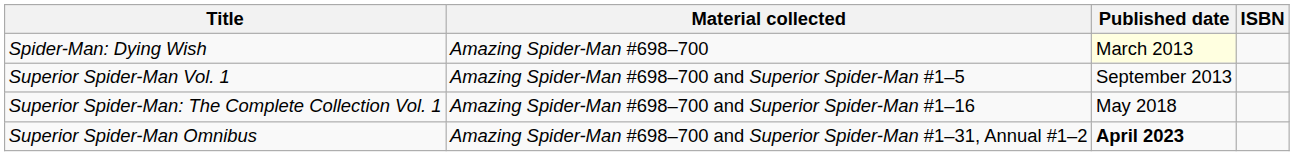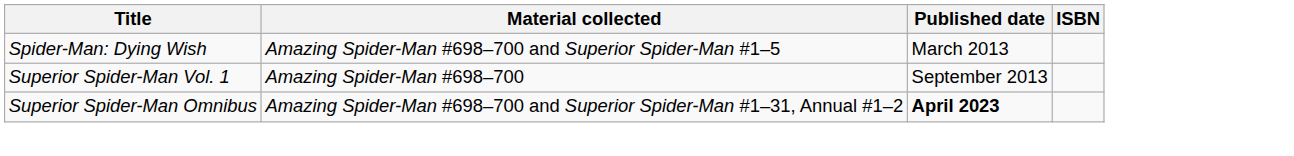(579, 48) Amazing Spider-Man #698–700 -> (523, 48) Amazing Spider-Man #698–700 and Superior Spider-Man #1–5
(1145, 48) lightyellow background -> (960, 48) no background
(707, 77) Amazing Spider-Man #698–700 and Superior Spider-Man #1–5 -> (395, 77) Amazing Spider-Man #698–700
- row: (225, 106)
